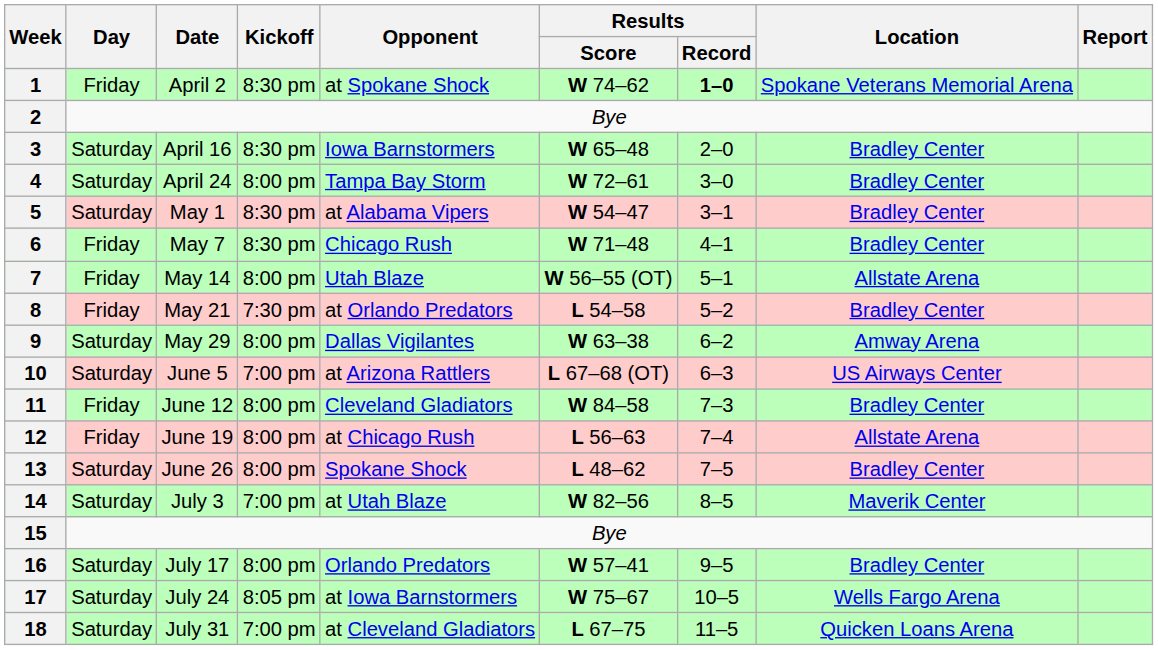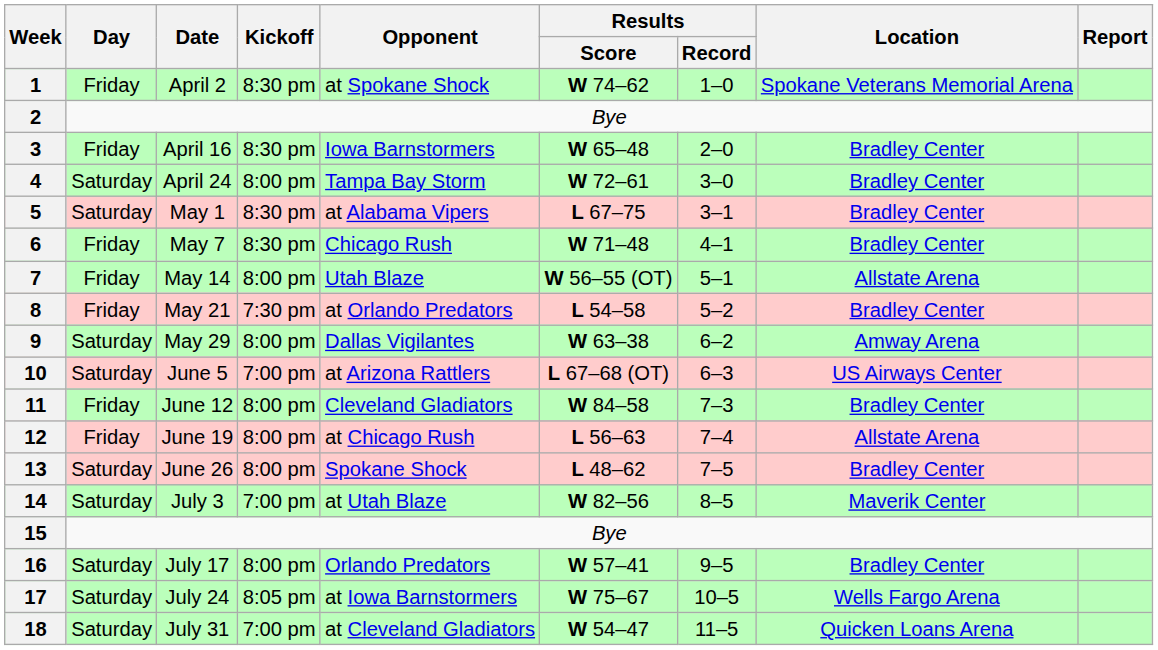(717, 85) bold -> (717, 85) normal
(112, 149) Saturday -> (112, 149) Friday
(608, 213) W 54–47 -> (608, 213) L 67–75
(608, 629) L 67–75 -> (608, 629) W 54–47
